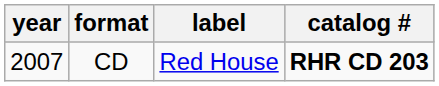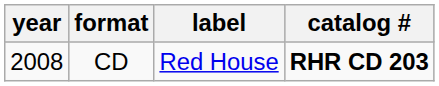(37, 61) 2007 -> (37, 61) 2008
